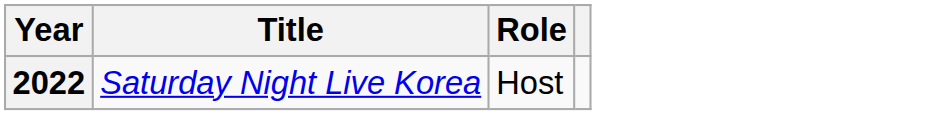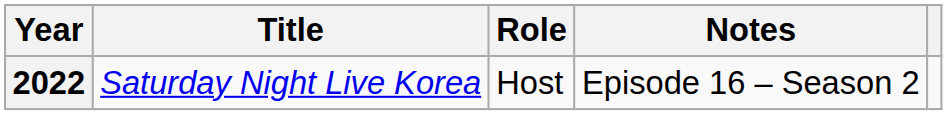+ column: (751, 30)
